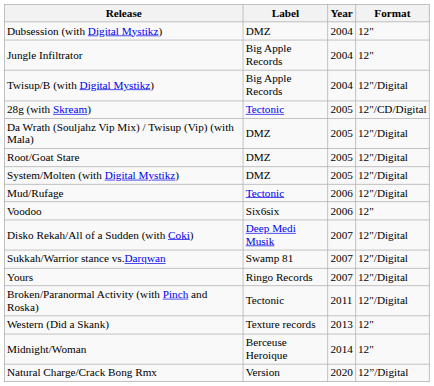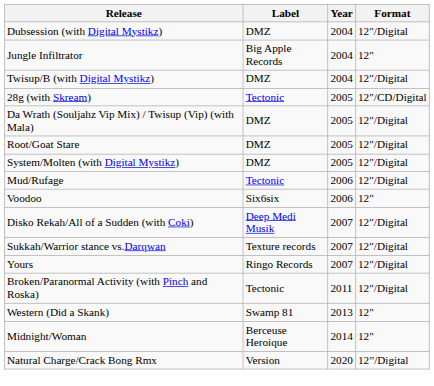(366, 31) 12" -> (383, 31) 12"/Digital
(269, 85) Big Apple Records -> (258, 79) DMZ
(270, 259) Swamp 81 -> (281, 246) Texture records
(281, 325) Texture records -> (270, 312) Swamp 81
